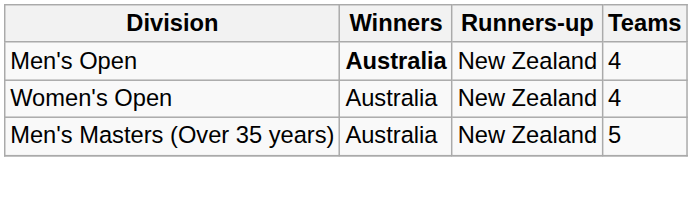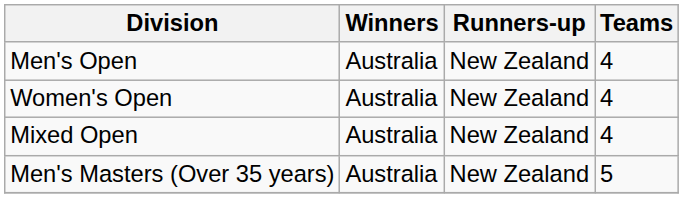(396, 60) bold -> (391, 60) normal
+ row: (74, 135)
